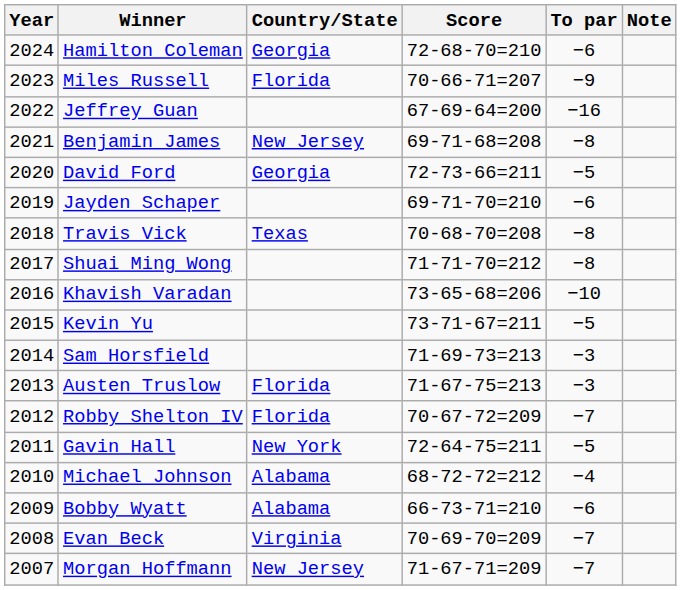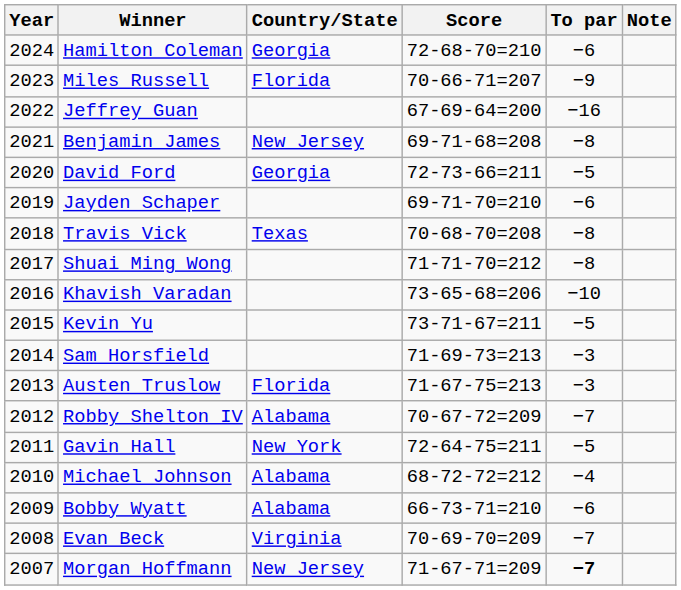(291, 417) Florida -> (291, 417) Alabama
(584, 569) normal -> (584, 569) bold
